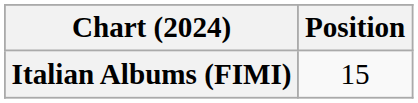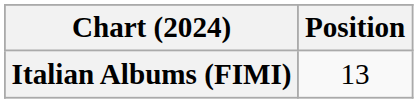(355, 73) 15 -> (355, 73) 13
